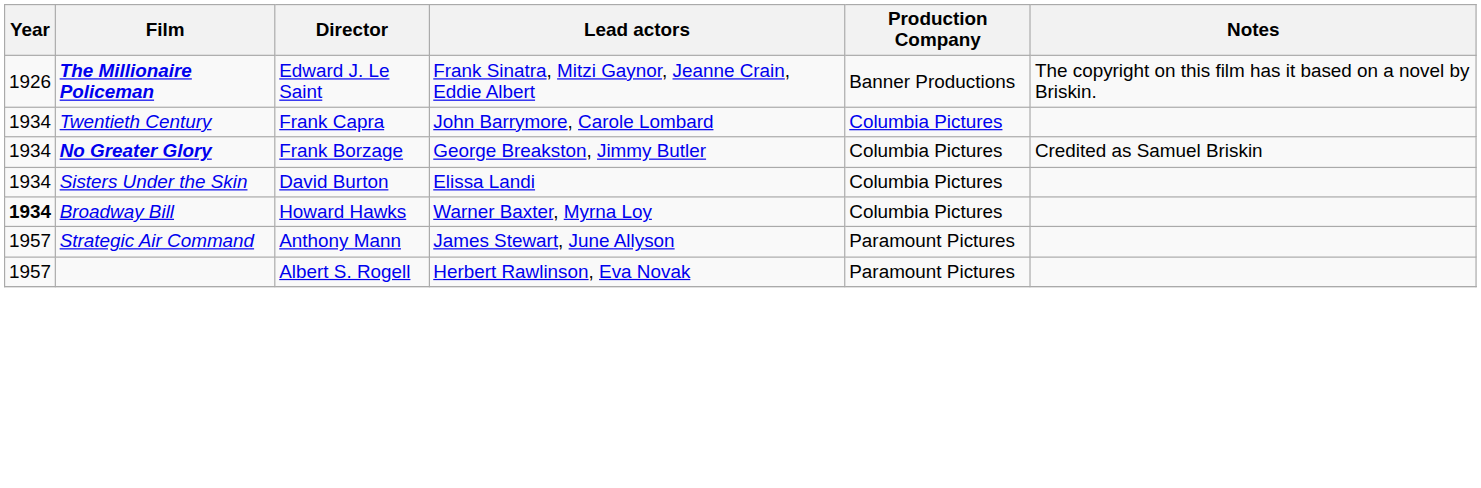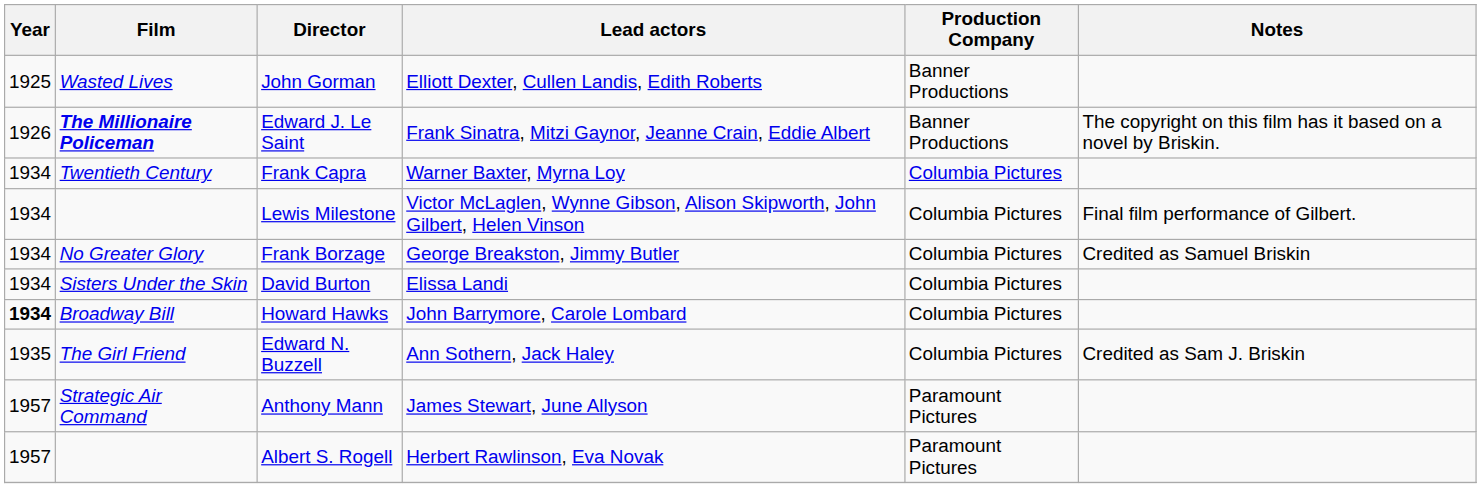+ row: (318, 81)
(573, 121) John Barrymore, Carole Lombard -> (516, 173) Warner Baxter, Myrna Loy
+ row: (328, 213)
(136, 151) bold -> (132, 254) normal
(543, 211) Warner Baxter, Myrna Loy -> (546, 314) John Barrymore, Carole Lombard
+ row: (305, 354)
